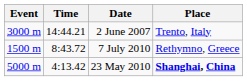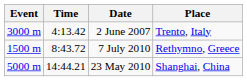(66, 31) 14:44.21 -> (69, 31) 4:13.42
(69, 66) 4:13.42 -> (66, 66) 14:44.21
(195, 66) bold -> (193, 66) normal
